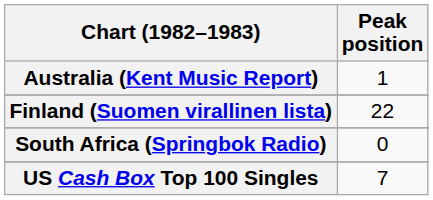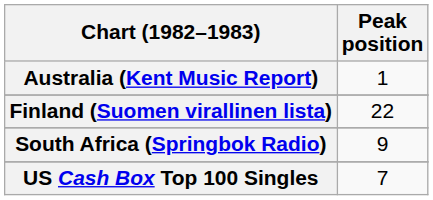(383, 144) 0 -> (383, 144) 9
